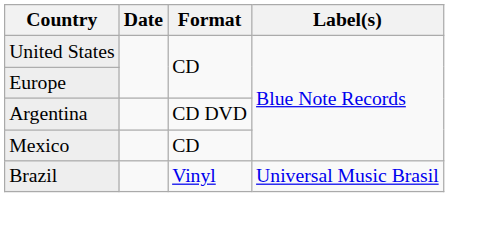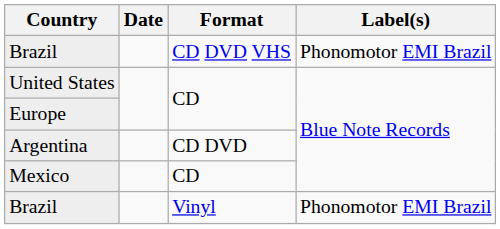+ row: (33, 51)
(347, 176) Universal Music Brasil -> (396, 207) Phonomotor EMI Brazil
